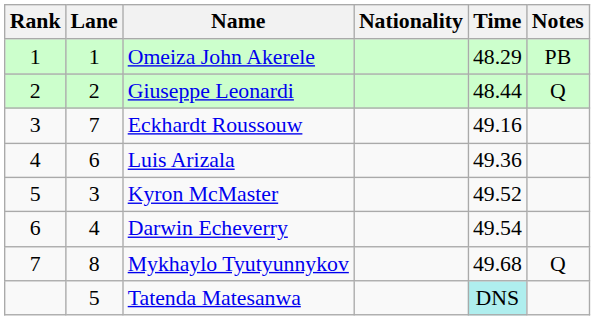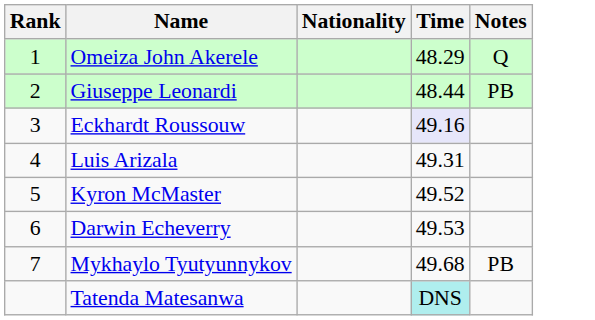- column: (94, 21)
(558, 56) PB -> (501, 56) Q
(558, 90) Q -> (501, 90) PB
(497, 125) no background -> (440, 125) lavender background
(497, 159) 49.36 -> (440, 159) 49.31
(497, 228) 49.54 -> (440, 228) 49.53
(558, 263) Q -> (501, 263) PB
